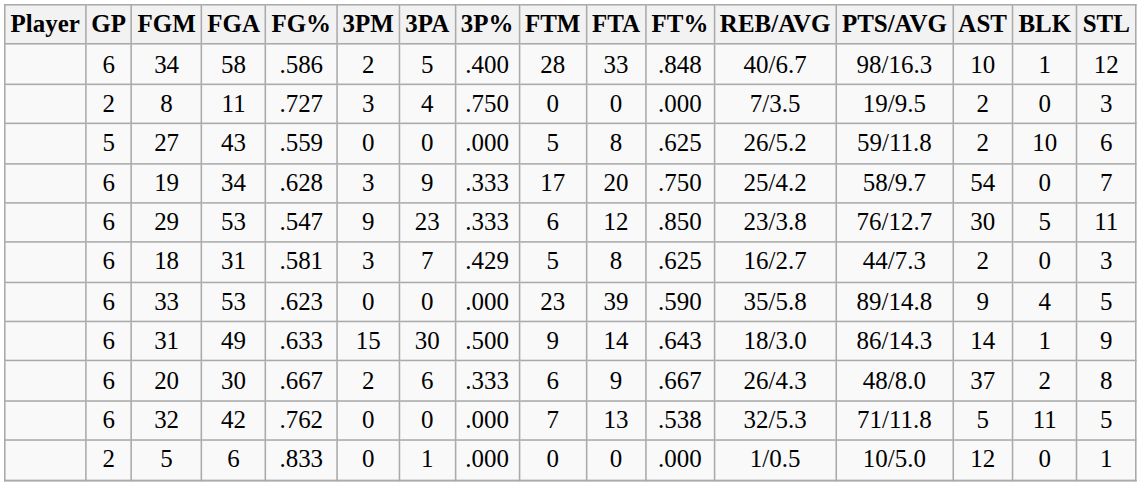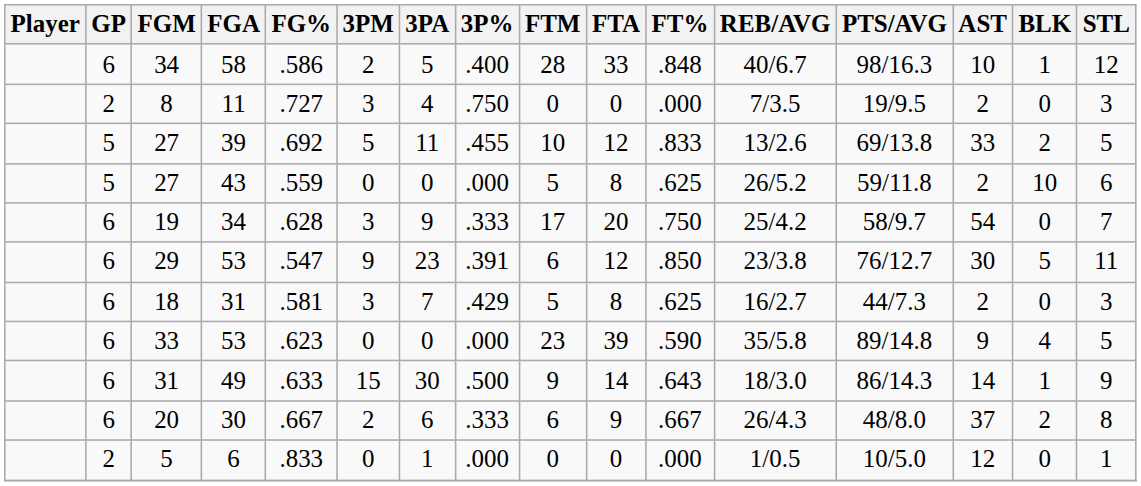+ row: (167, 143)
(487, 222) .333 -> (487, 261) .391
- row: (167, 420)
